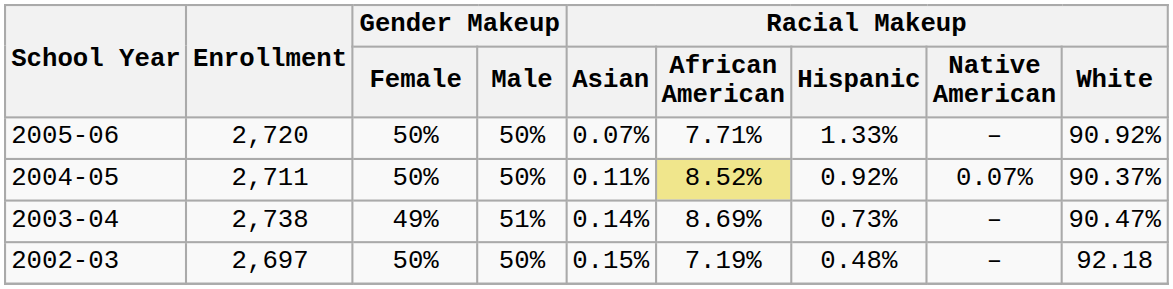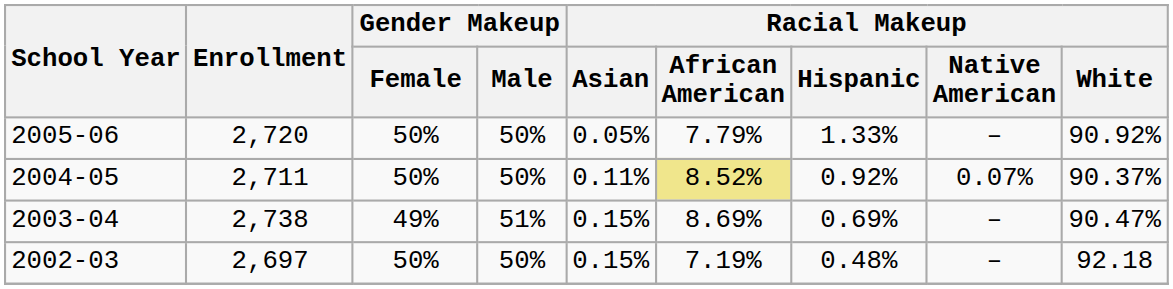(611, 138) 0.07% -> (611, 138) 0.05%
(723, 138) 7.71% -> (723, 138) 7.79%
(611, 221) 0.14% -> (611, 221) 0.15%
(859, 221) 0.73% -> (859, 221) 0.69%
